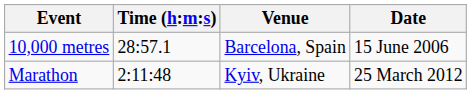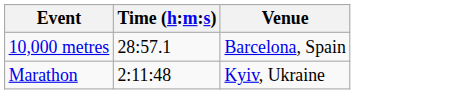- column: (408, 18)
